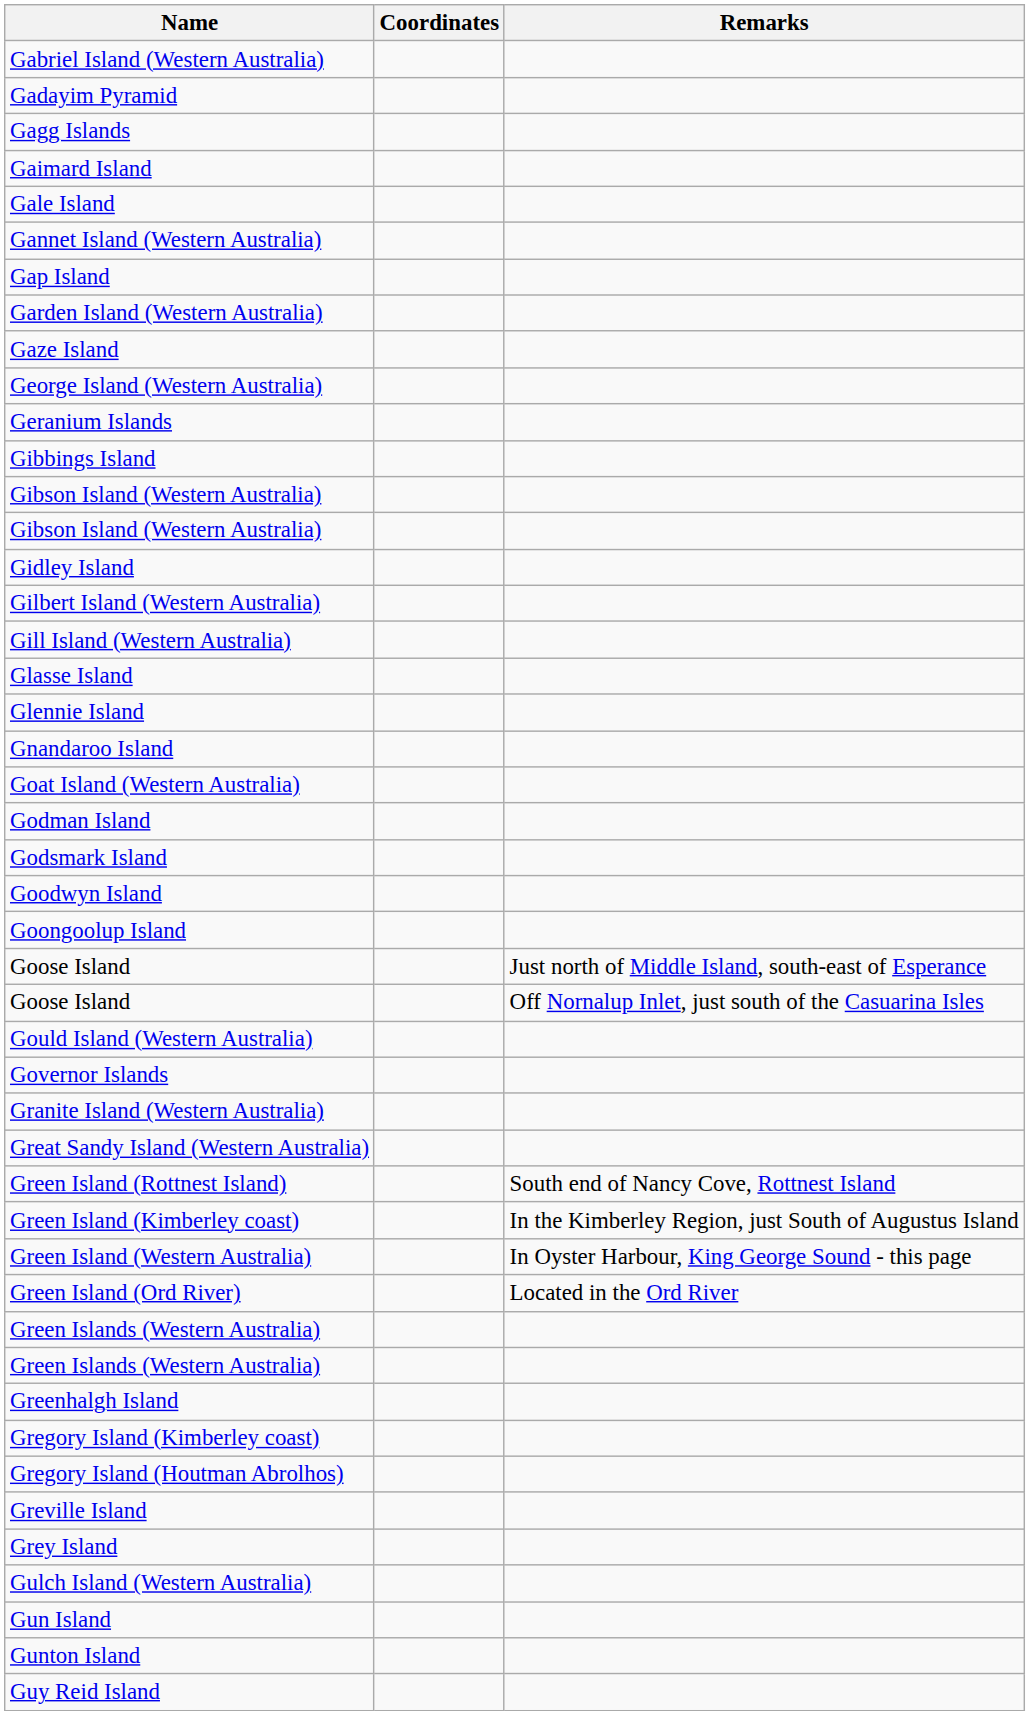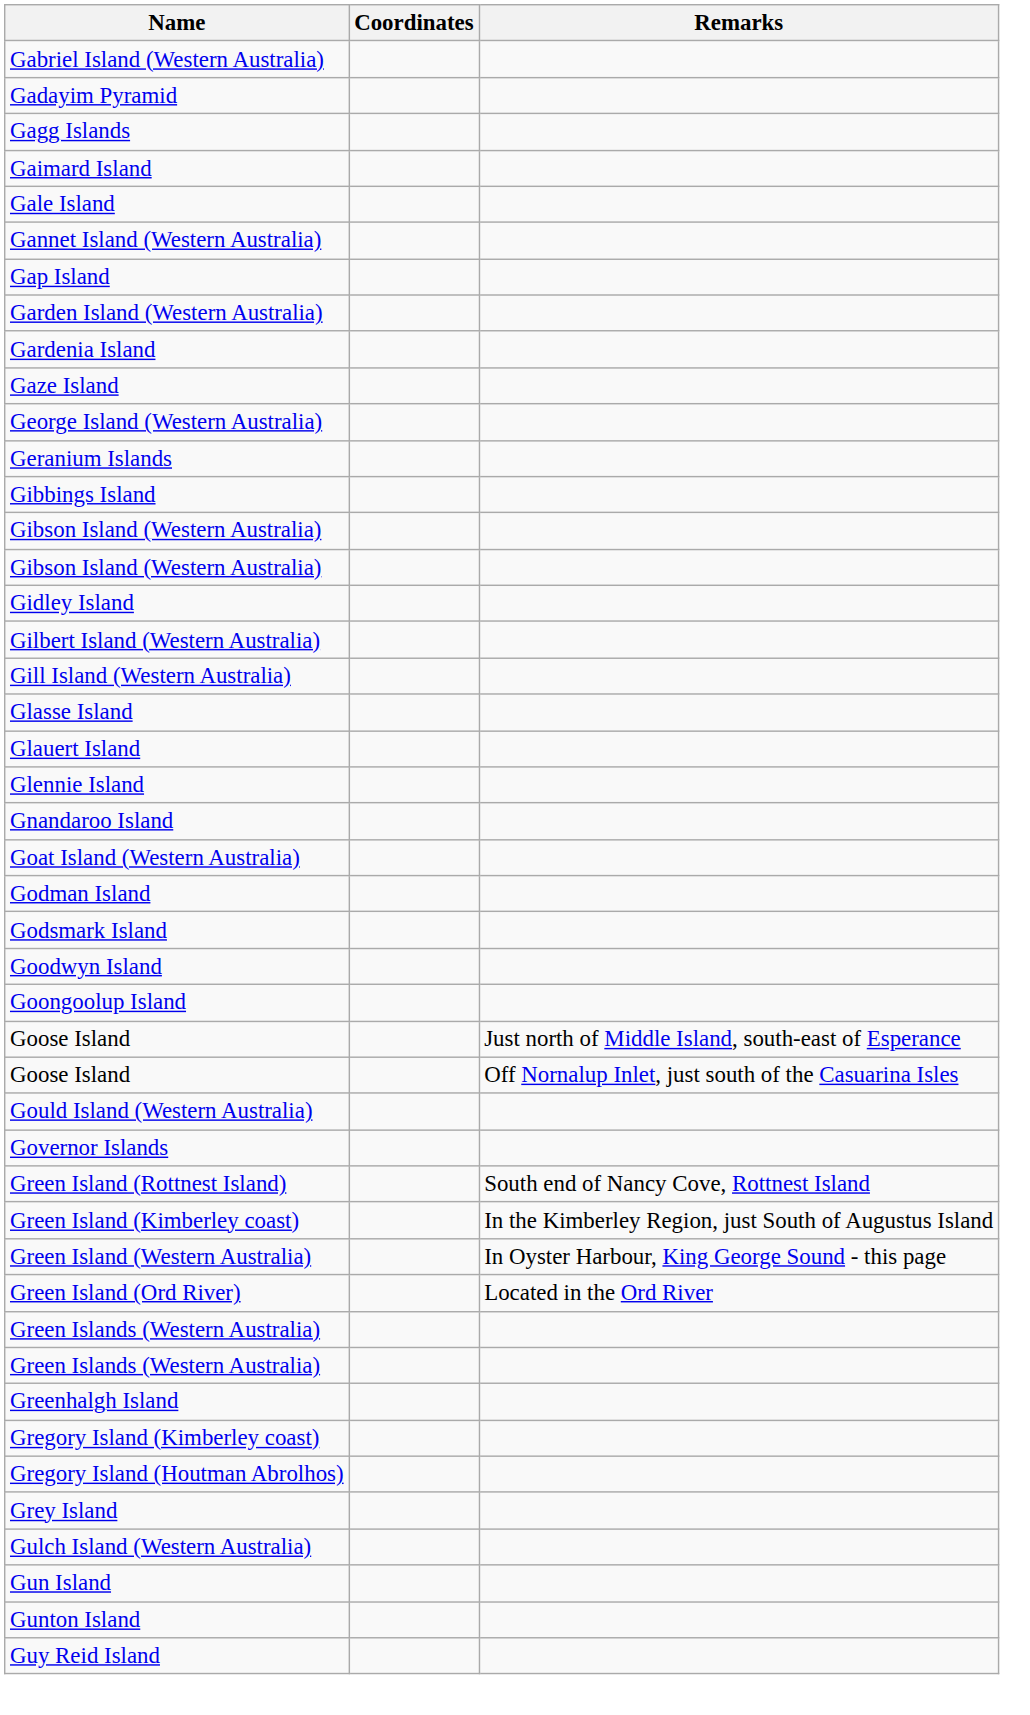+ row: (83, 349)
+ row: (75, 748)
- row: (167, 1111)
- row: (190, 1147)
- row: (78, 1510)
